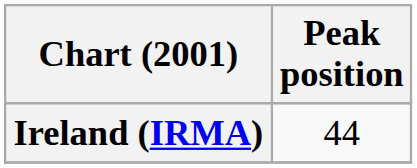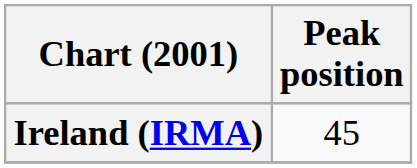(342, 132) 44 -> (342, 132) 45
